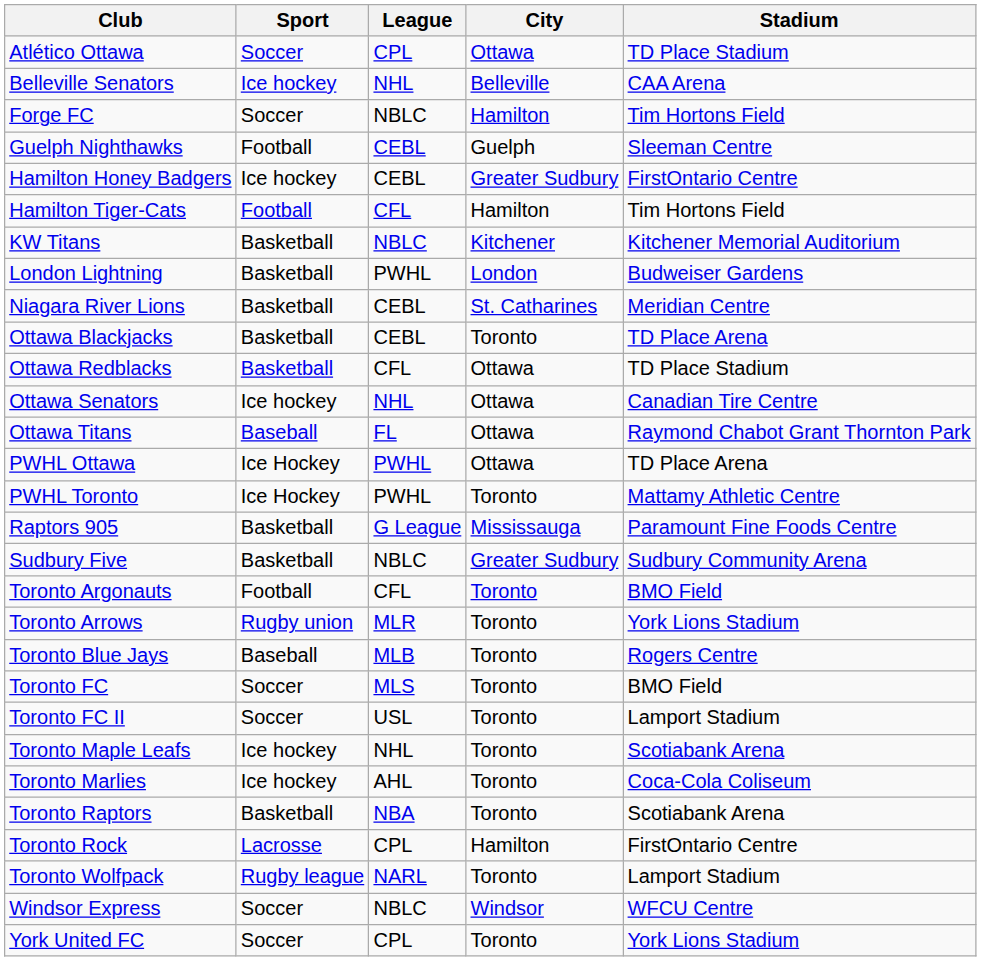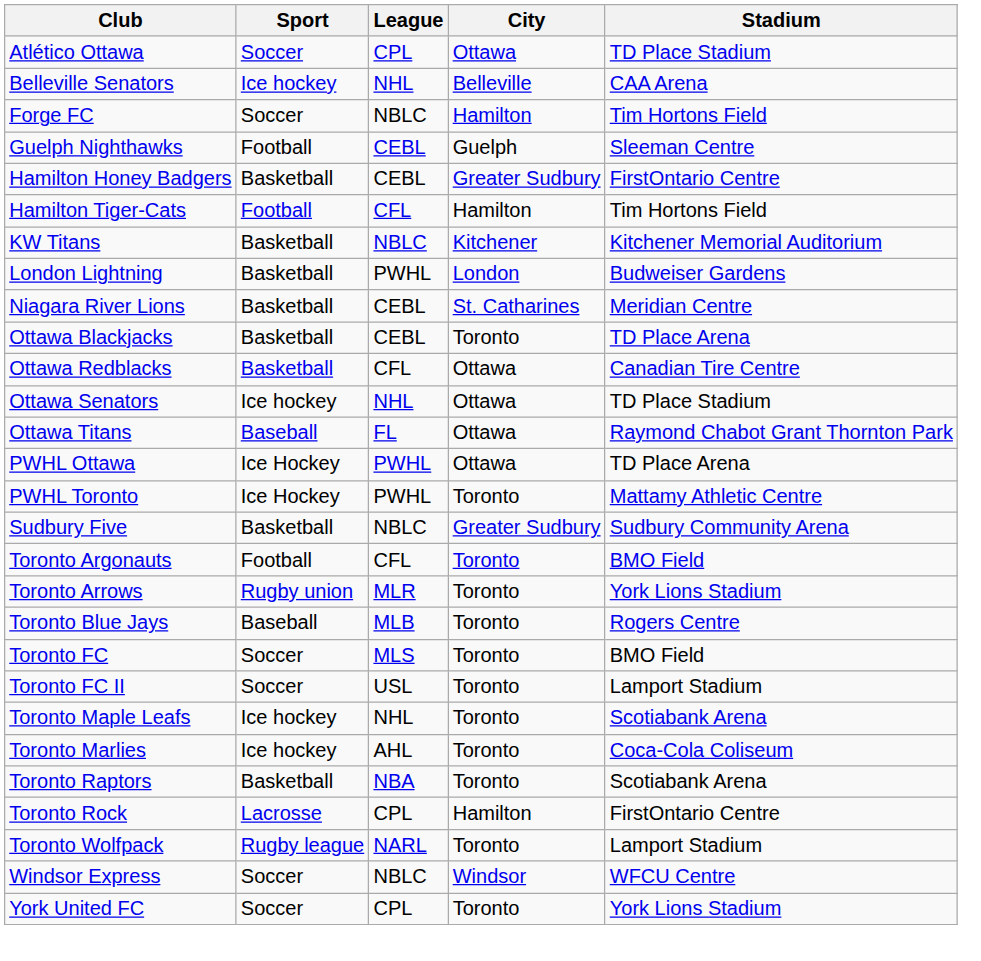(289, 178) Ice hockey -> (287, 178) Basketball
(708, 369) TD Place Stadium -> (705, 369) Canadian Tire Centre
(723, 400) Canadian Tire Centre -> (690, 400) TD Place Stadium
- row: (64, 527)
